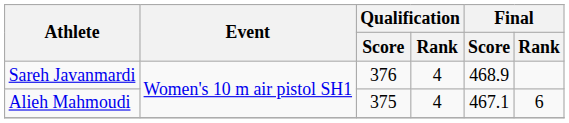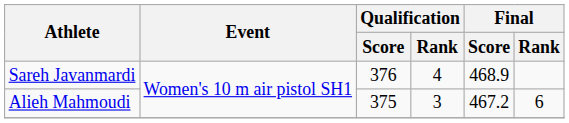(437, 103) 4 -> (437, 103) 3
(489, 103) 467.1 -> (489, 103) 467.2
